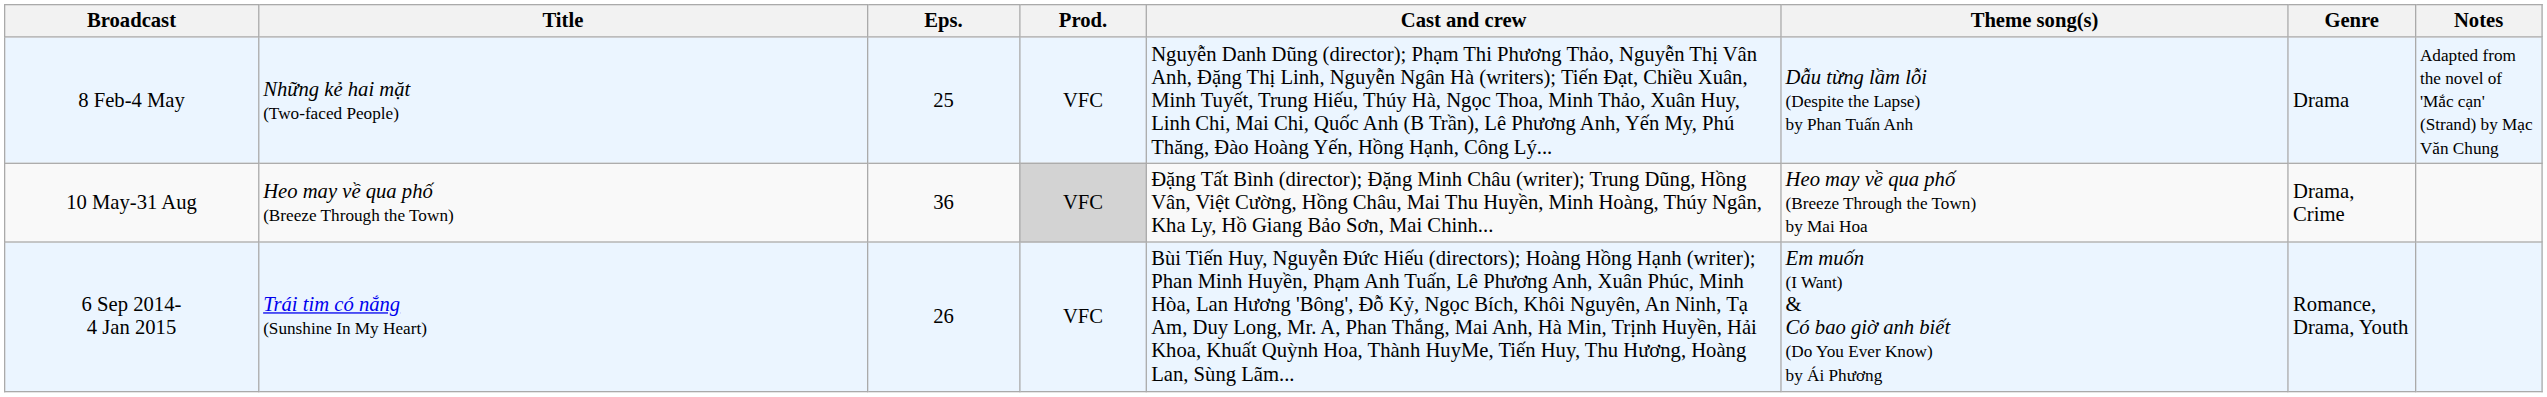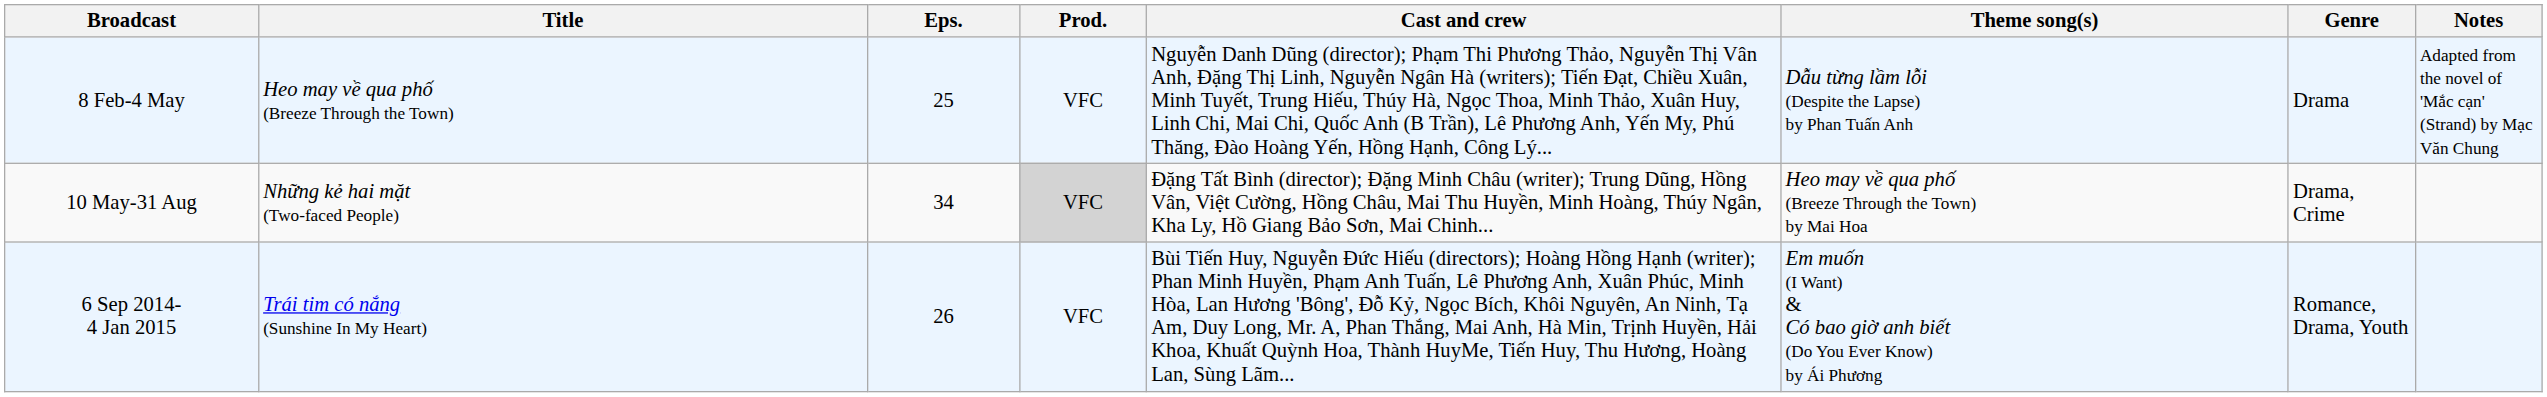(337, 100) Những kẻ hai mặt (Two-faced People) -> (358, 100) Heo may về qua phố (Breeze Through the Town)
(358, 202) Heo may về qua phố (Breeze Through the Town) -> (337, 202) Những kẻ hai mặt (Two-faced People)
(943, 202) 36 -> (943, 202) 34
